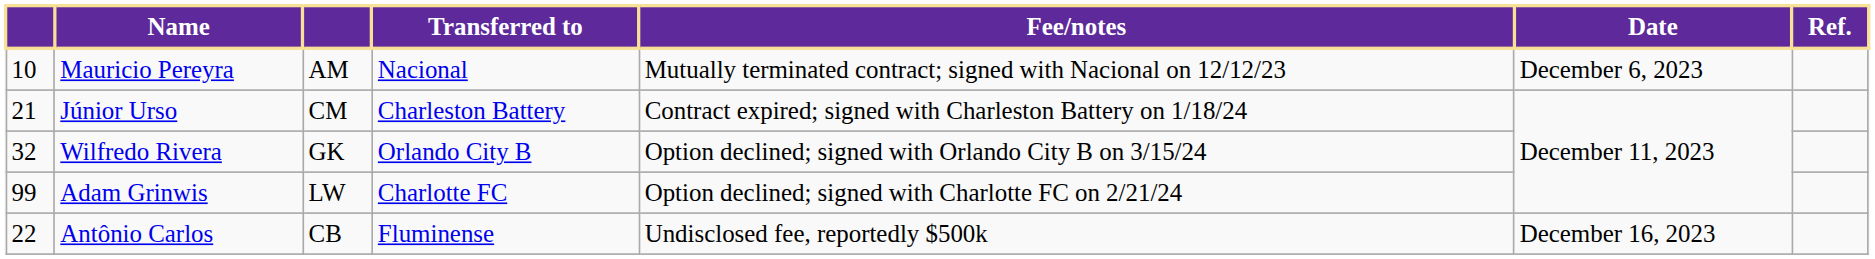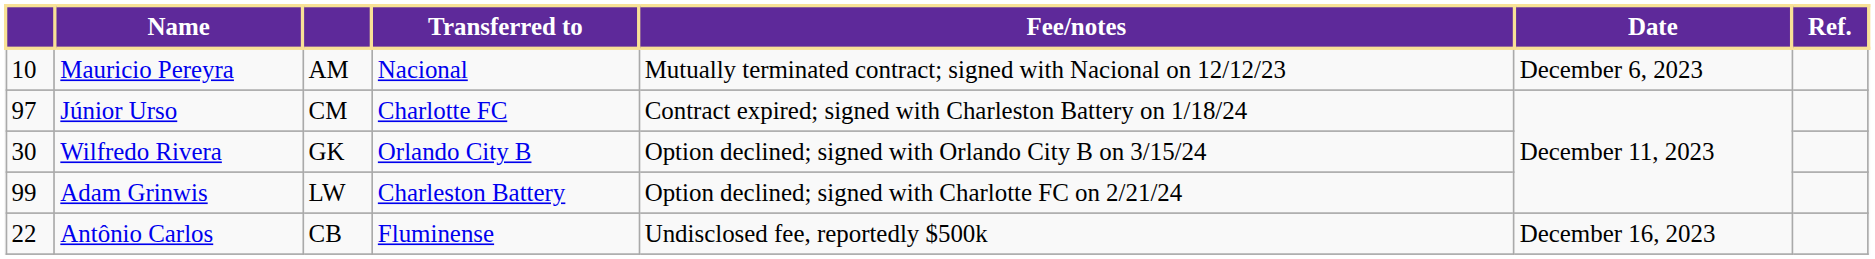(24, 110) 21 -> (24, 110) 97
(472, 110) Charleston Battery -> (443, 110) Charlotte FC
(24, 151) 32 -> (24, 151) 30
(443, 192) Charlotte FC -> (472, 192) Charleston Battery
